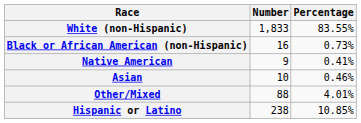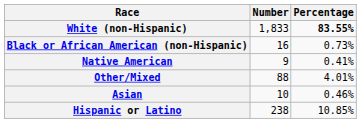(336, 29) normal -> (336, 29) bold
rows swapped: (127, 78) <-> (127, 94)
